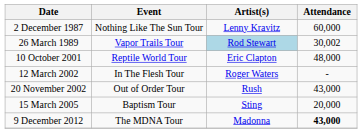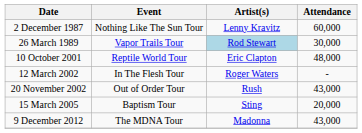(327, 43) 30,002 -> (327, 43) 30,000
(327, 120) bold -> (327, 120) normal
